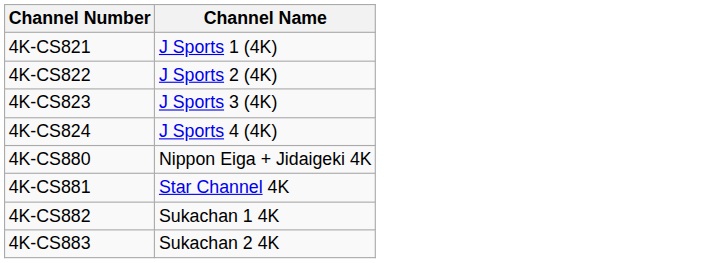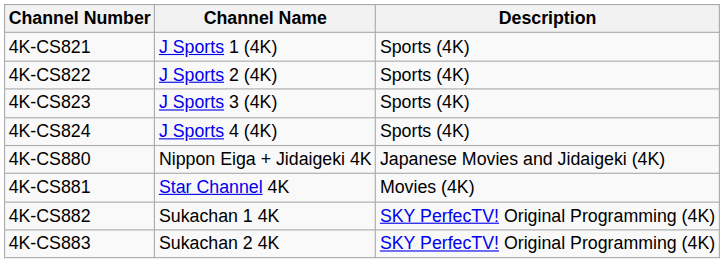+ column: (548, 18)
